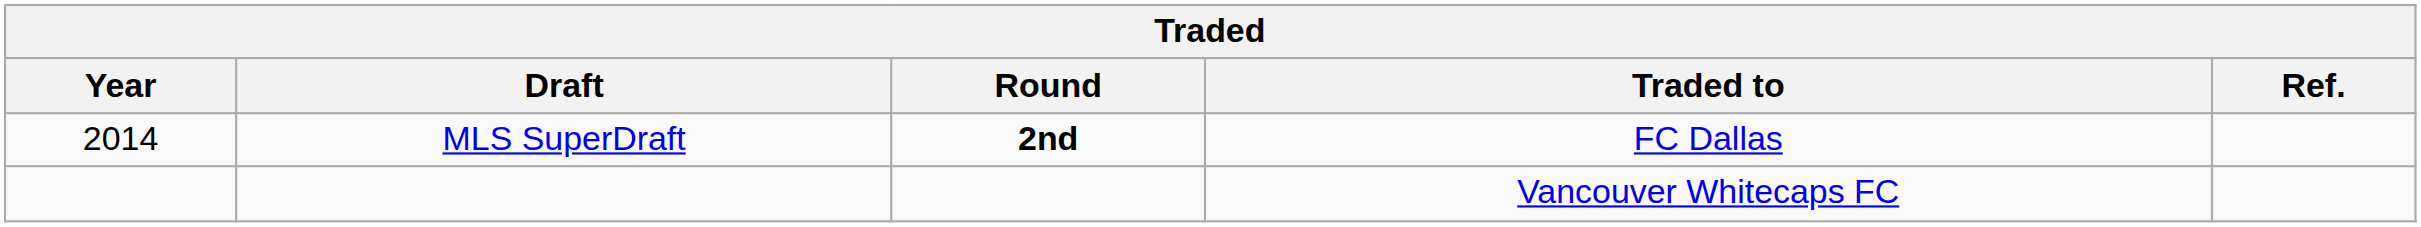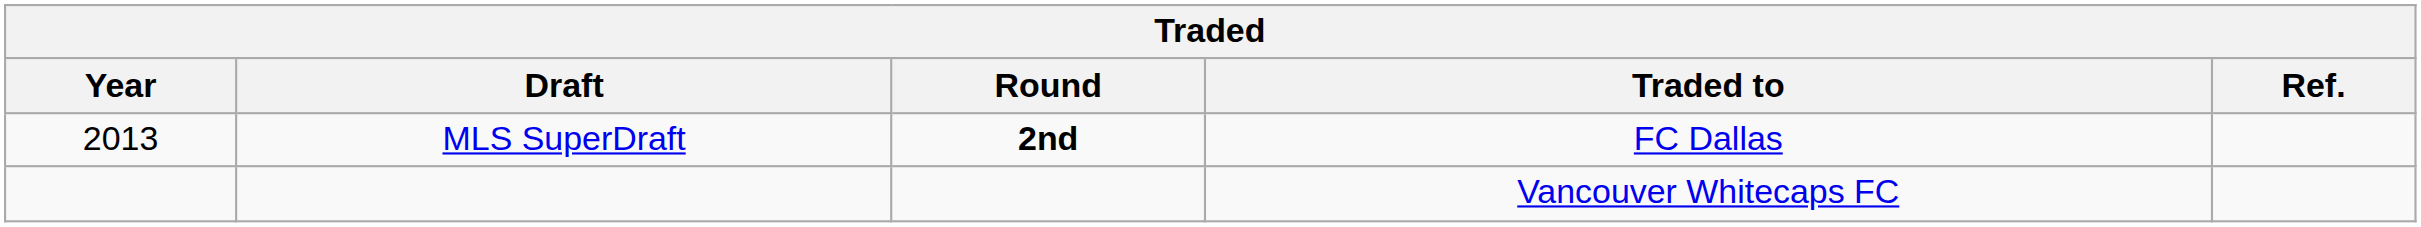(121, 138) 2014 -> (121, 138) 2013
